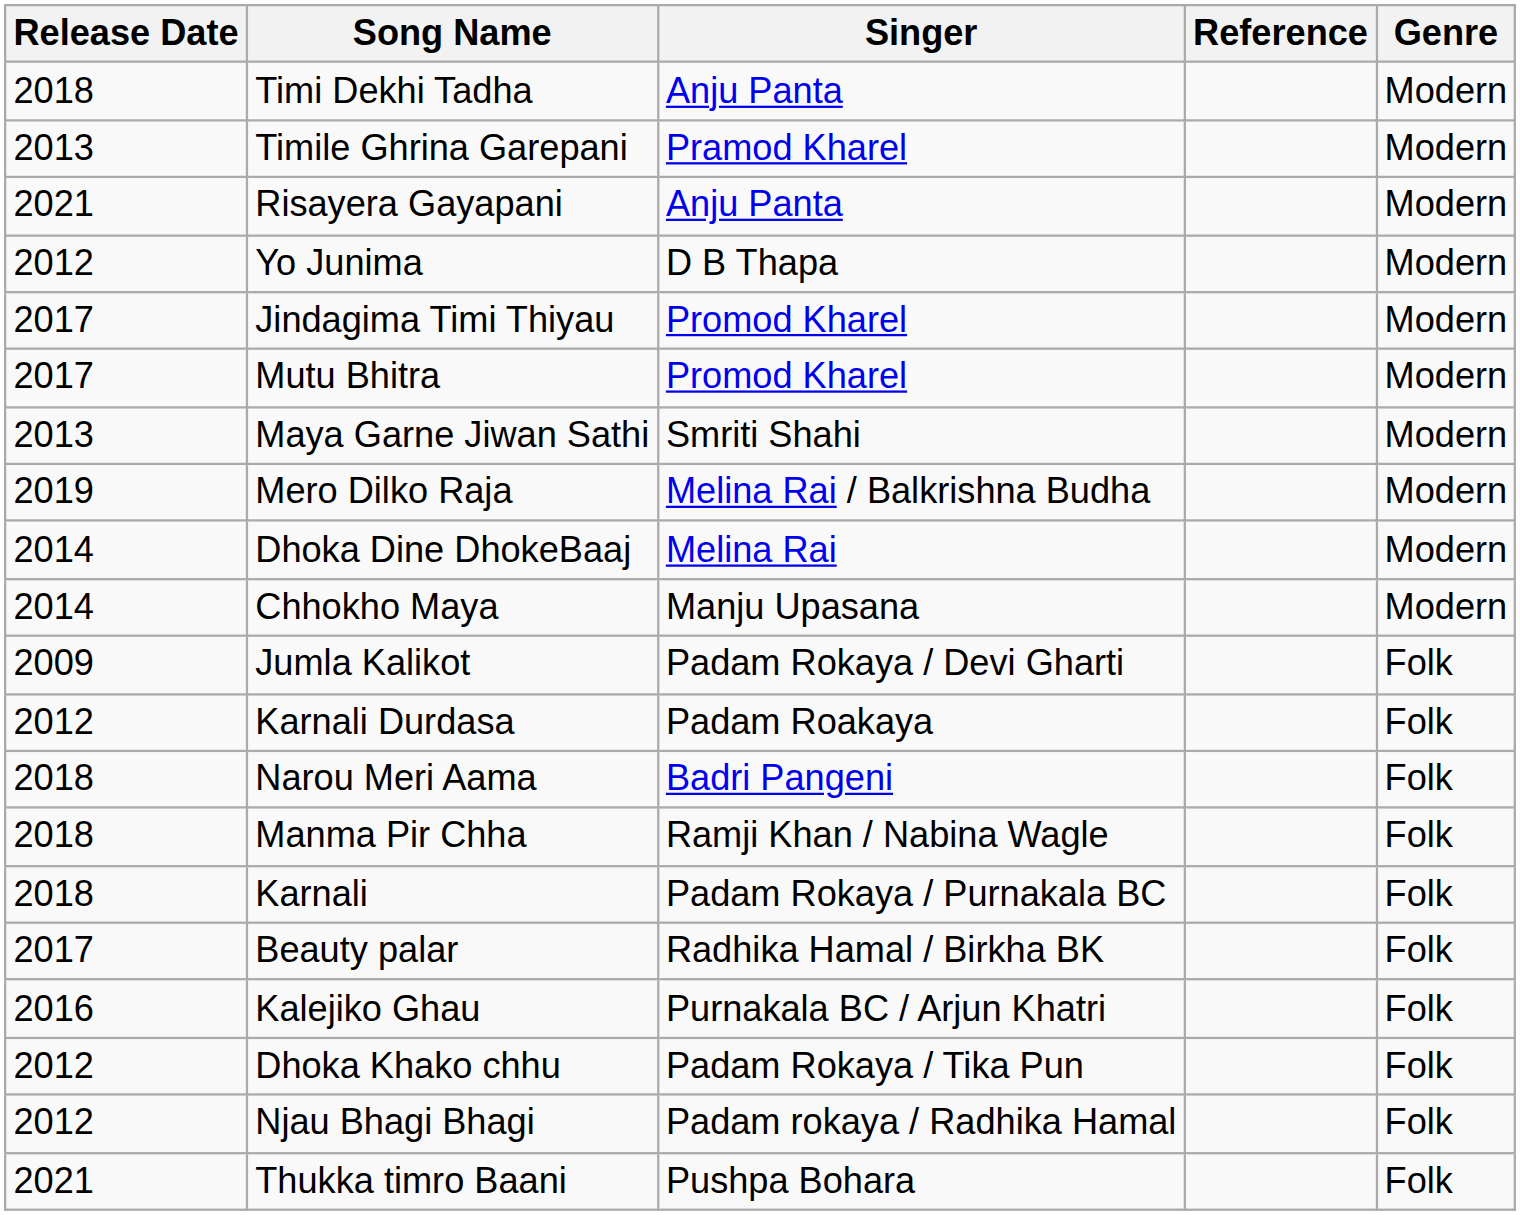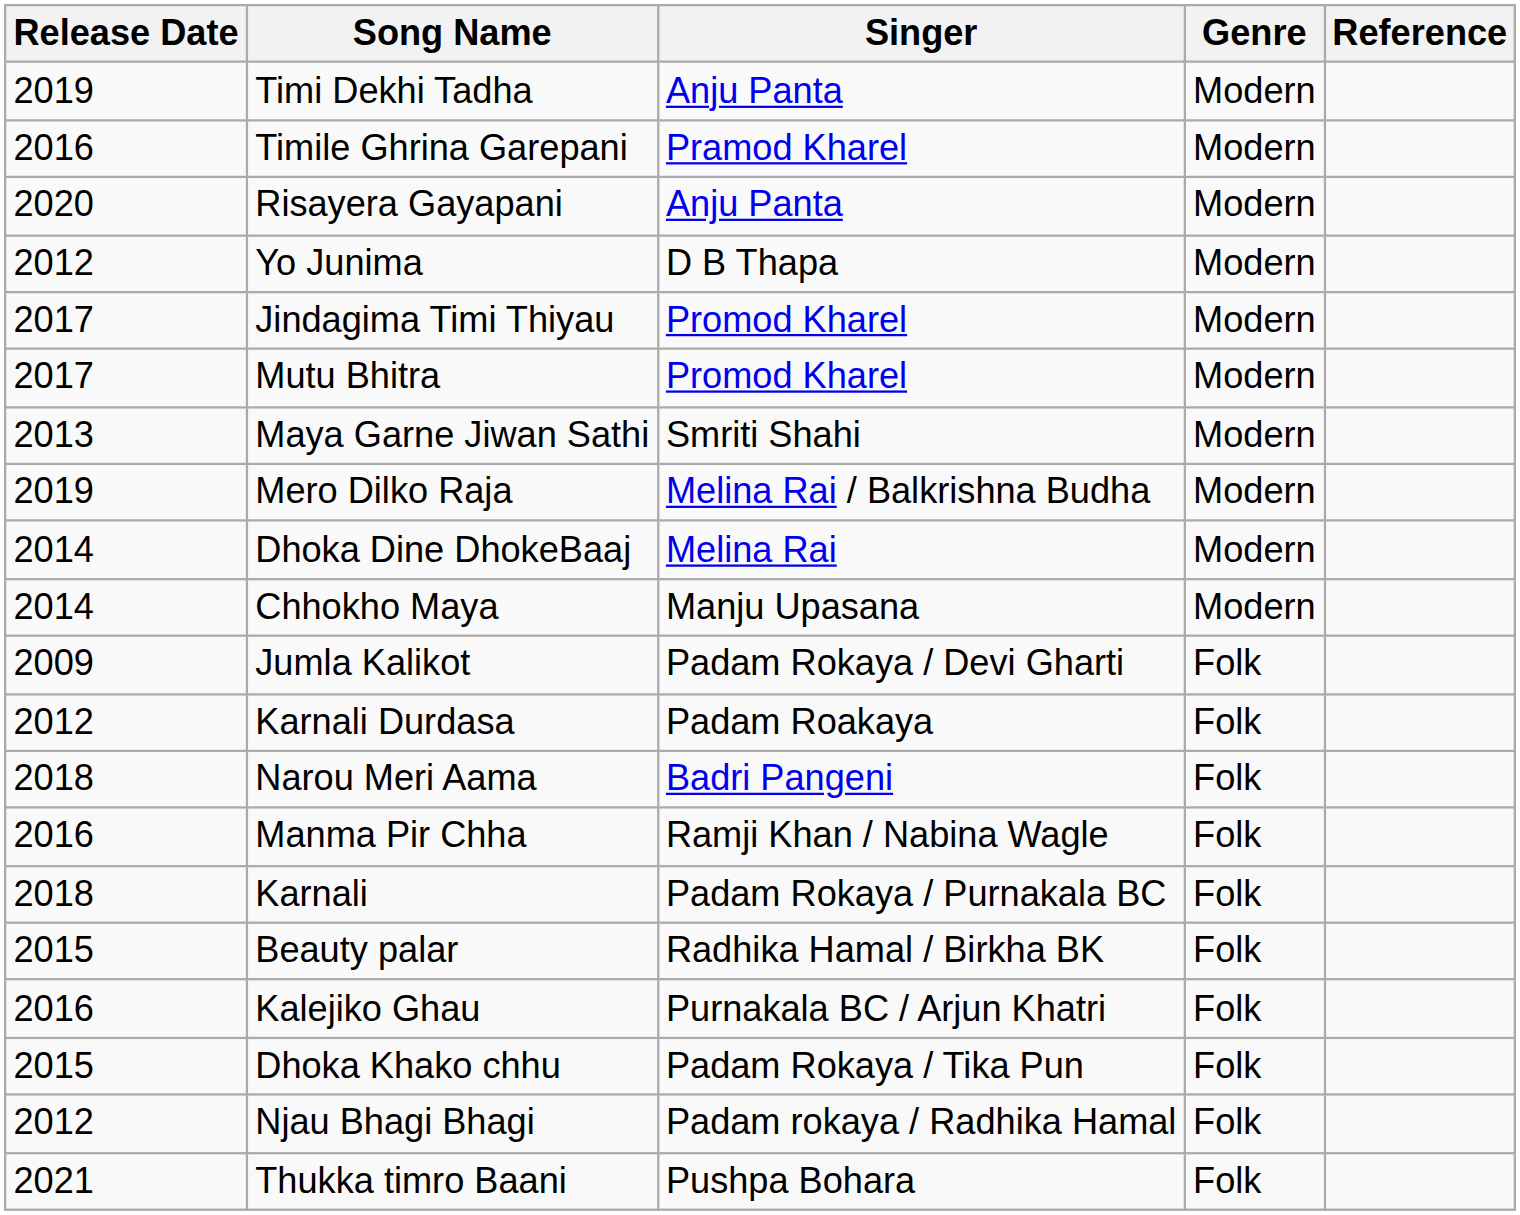columns swapped: (1446, 33) <-> (1281, 33)
(54, 90) 2018 -> (54, 90) 2019
(54, 147) 2013 -> (54, 147) 2016
(54, 205) 2021 -> (54, 205) 2020
(54, 836) 2018 -> (54, 836) 2016
(54, 950) 2017 -> (54, 950) 2015
(54, 1065) 2012 -> (54, 1065) 2015
